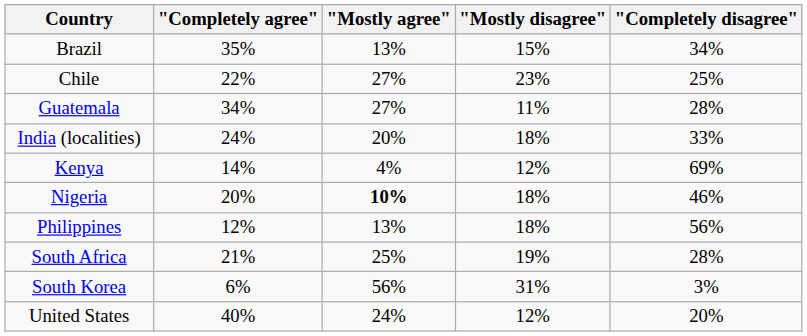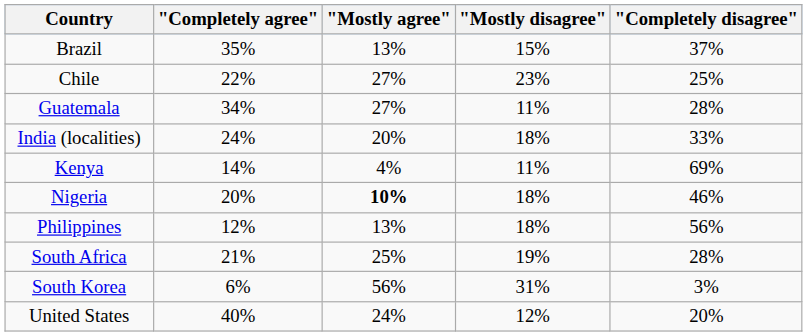(706, 49) 34% -> (706, 49) 37%
(533, 167) 12% -> (533, 167) 11%
